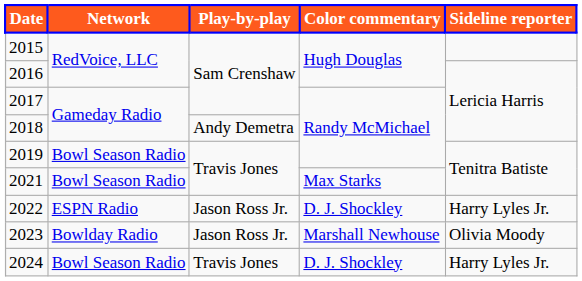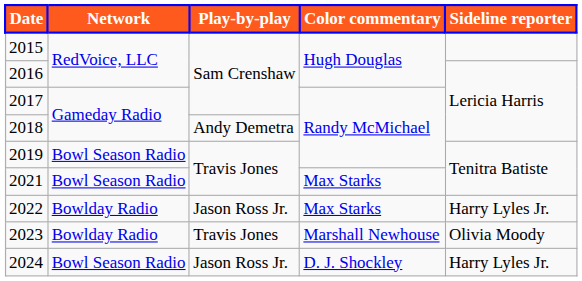(95, 208) ESPN Radio -> (105, 208) Bowlday Radio
(353, 208) D. J. Shockley -> (342, 208) Max Starks
(241, 235) Jason Ross Jr. -> (236, 235) Travis Jones
(236, 262) Travis Jones -> (241, 262) Jason Ross Jr.
